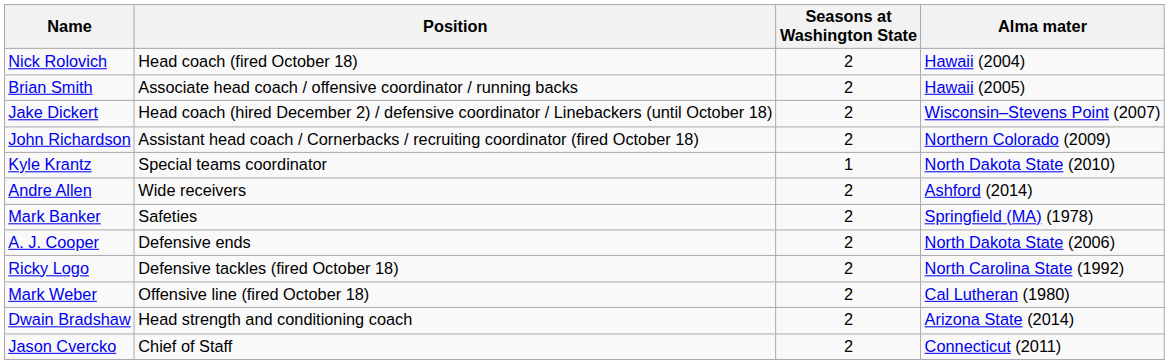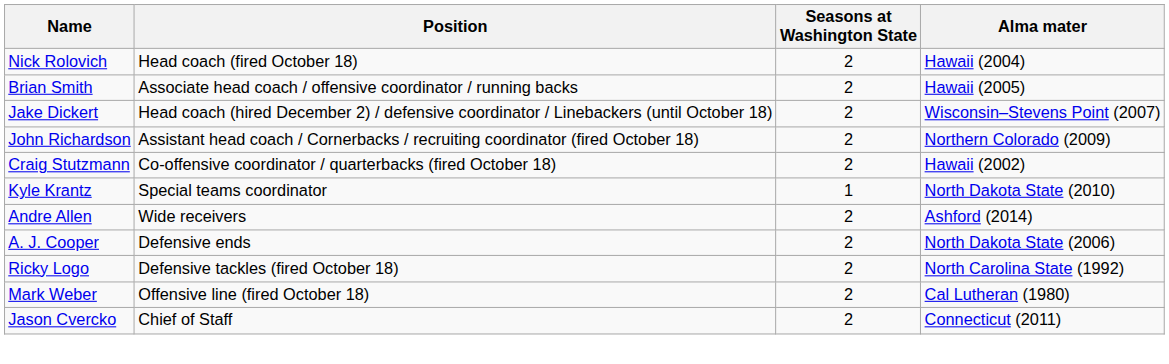+ row: (69, 165)
- row: (55, 216)
- row: (70, 320)
